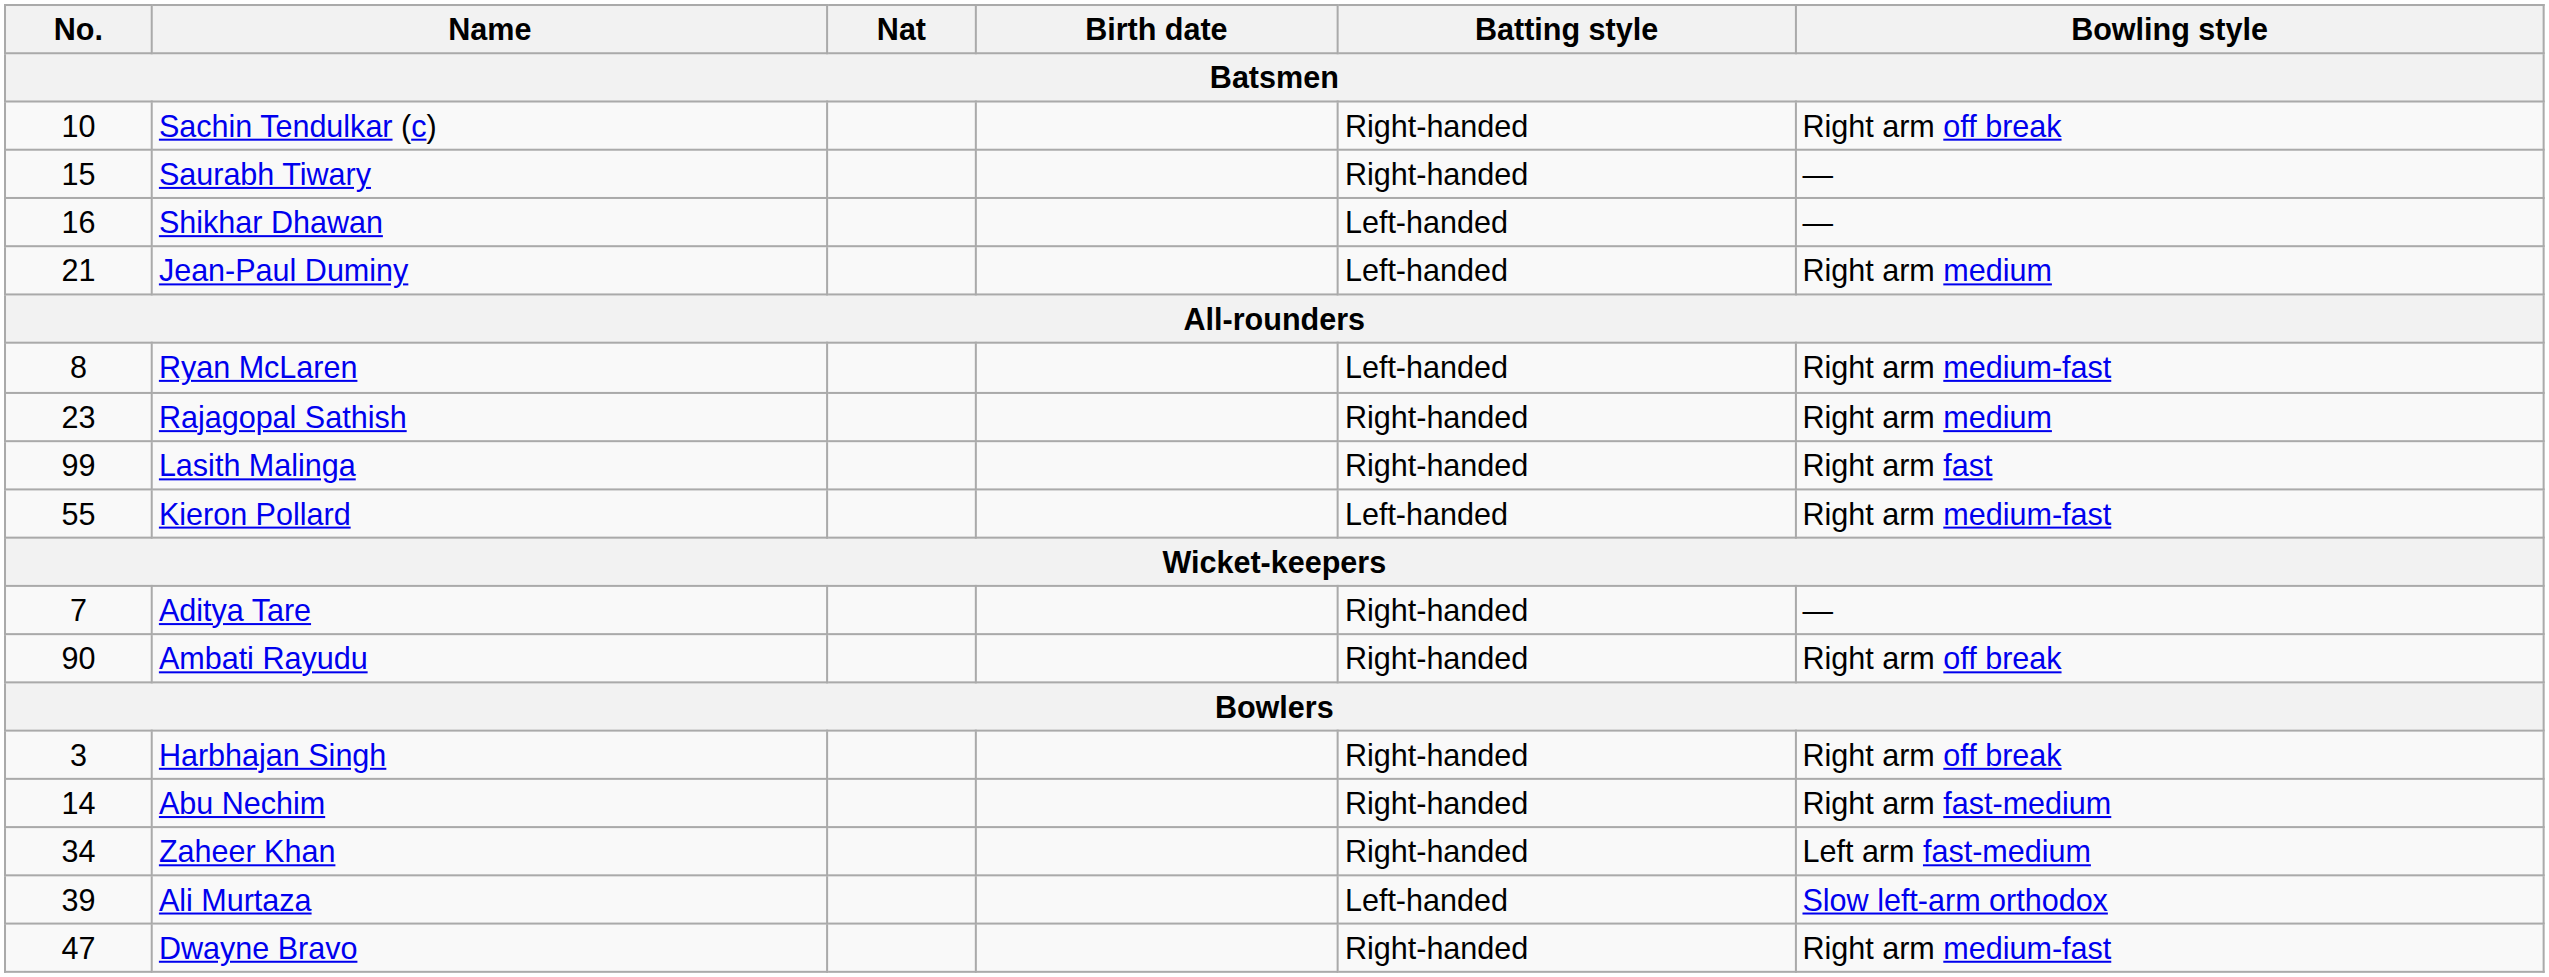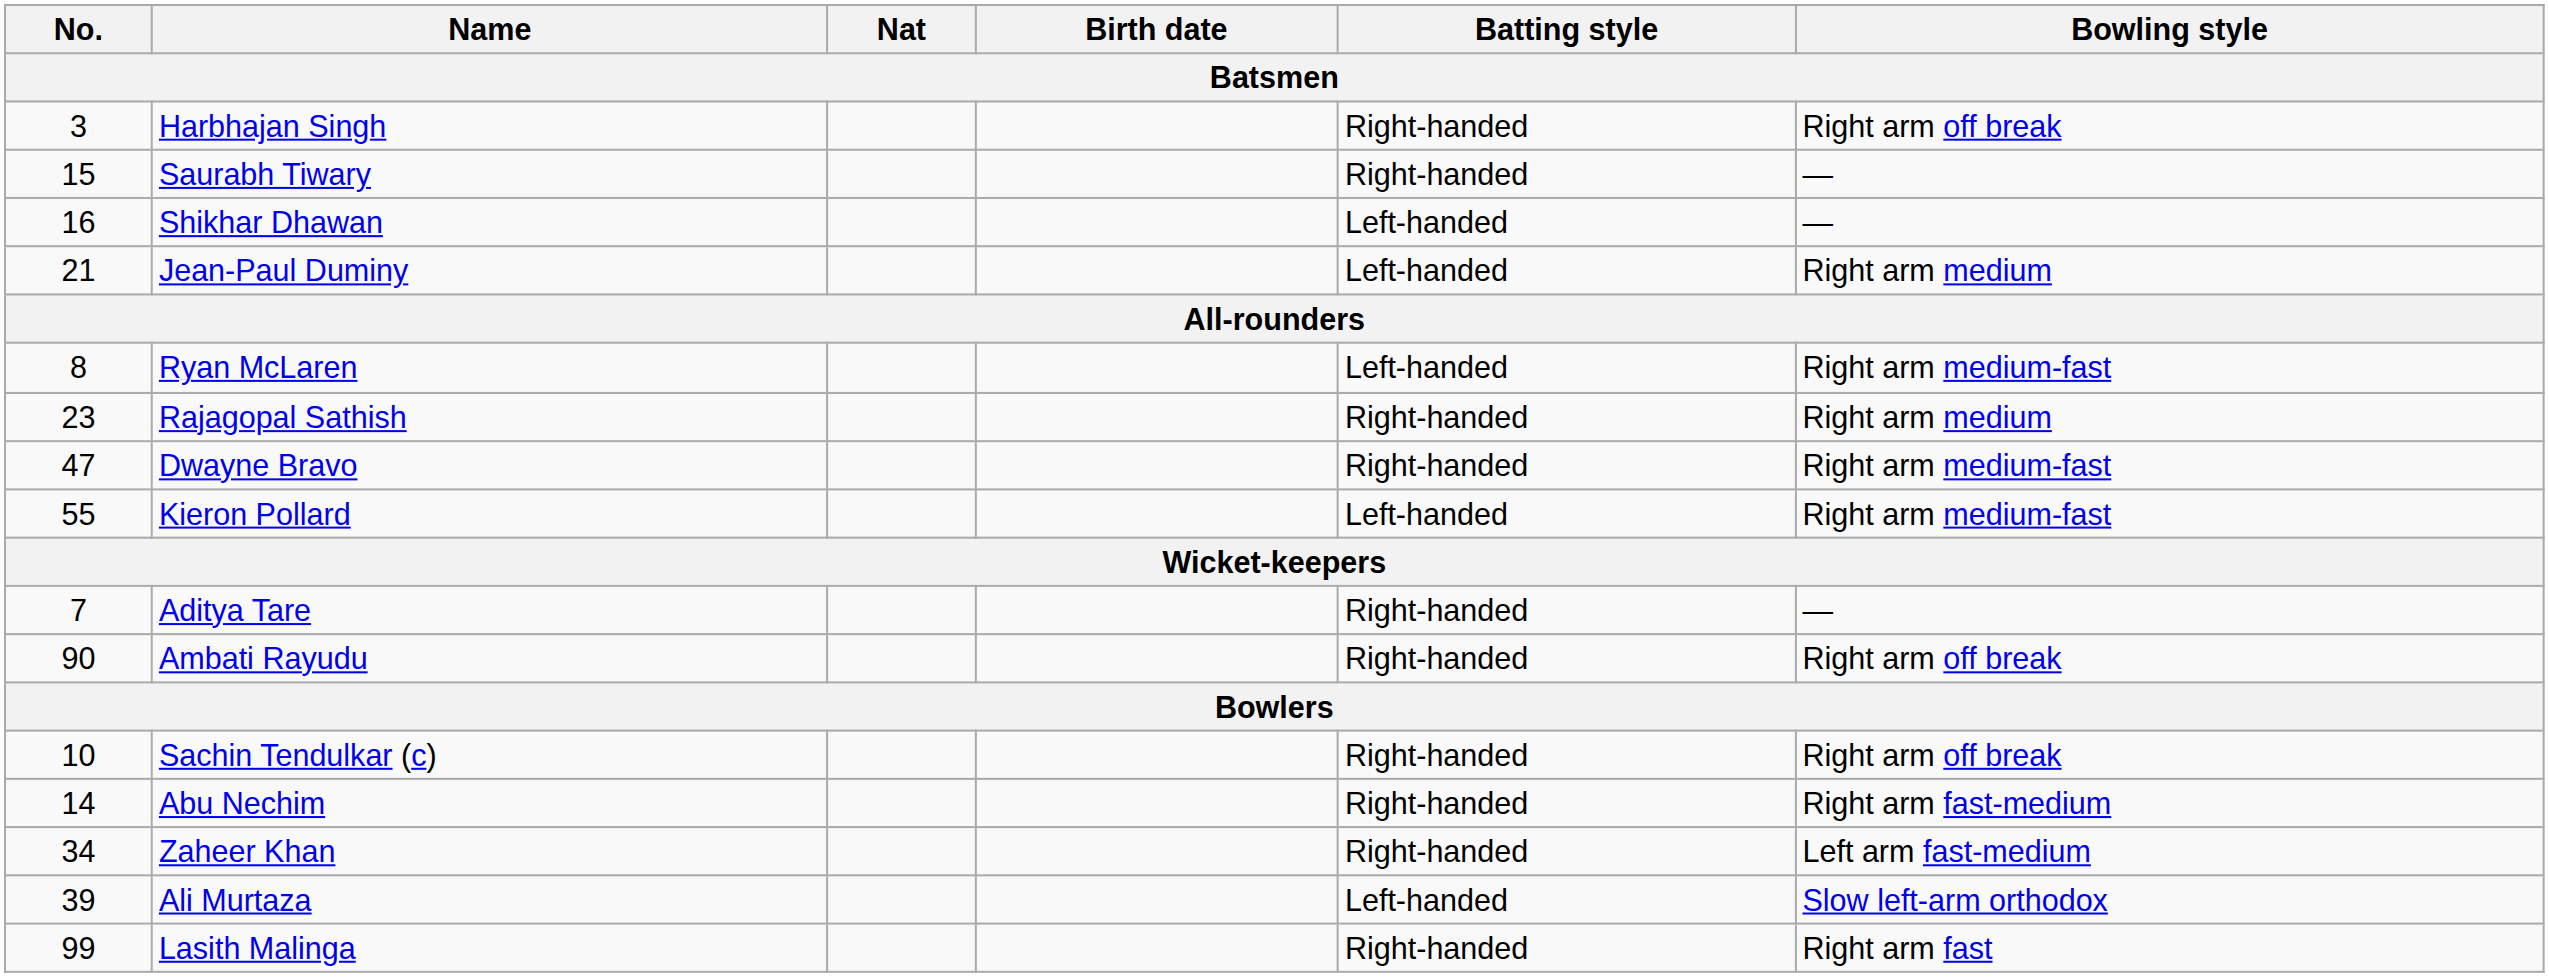rows swapped: (298, 126) <-> (273, 755)
rows swapped: (258, 948) <-> (257, 465)
